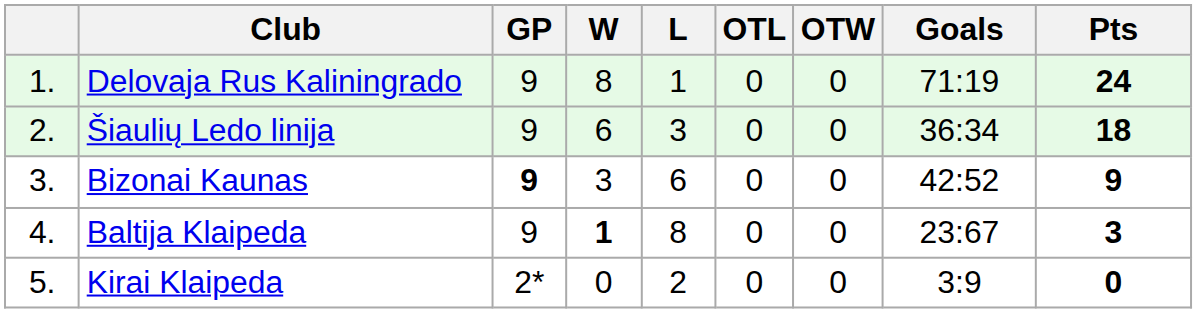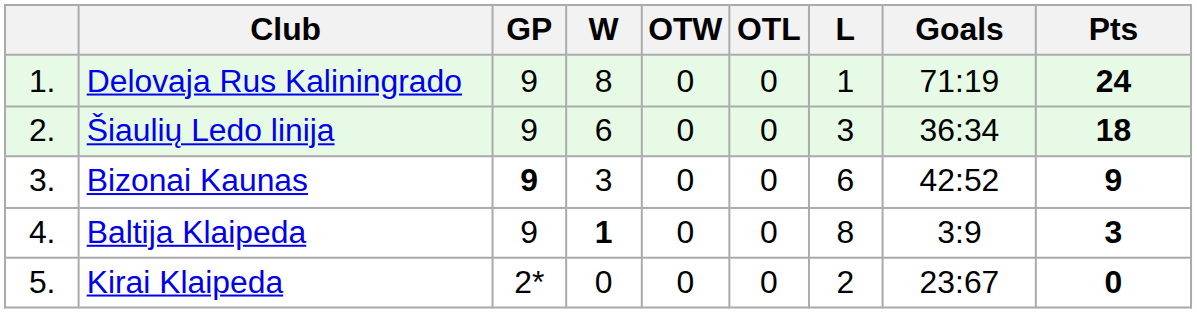columns swapped: (838, 29) <-> (678, 29)
(959, 231) 23:67 -> (959, 231) 3:9
(959, 282) 3:9 -> (959, 282) 23:67
